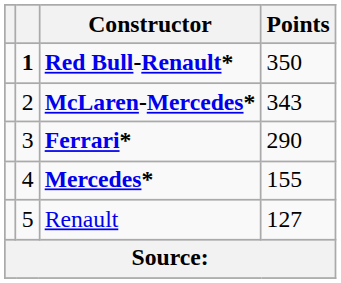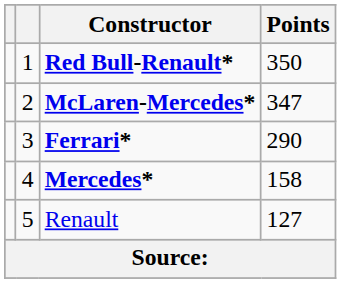(28, 62) bold -> (28, 62) normal
(284, 101) 343 -> (284, 101) 347
(284, 179) 155 -> (284, 179) 158
